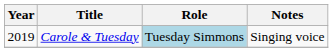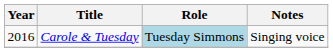(21, 36) 2019 -> (21, 36) 2016
